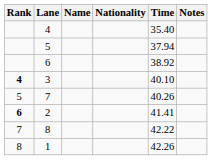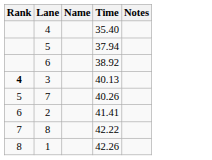- column: (121, 12)
(163, 79) 40.10 -> (107, 79) 40.13
(19, 113) bold -> (19, 113) normal
